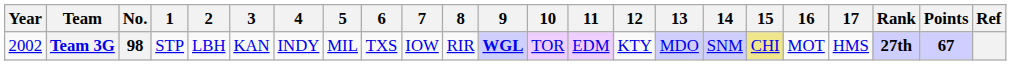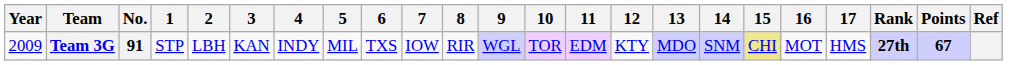(25, 45) 2002 -> (25, 45) 2009
(135, 45) 98 -> (135, 45) 91
(503, 45) bold -> (502, 45) normal
